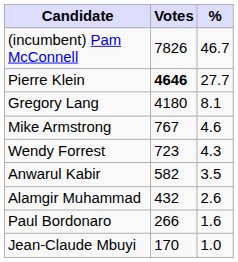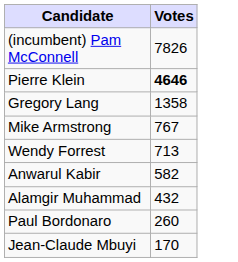- column: (215, 16)
(171, 103) 4180 -> (171, 103) 1358
(167, 151) 723 -> (167, 151) 713
(167, 221) 266 -> (167, 221) 260
